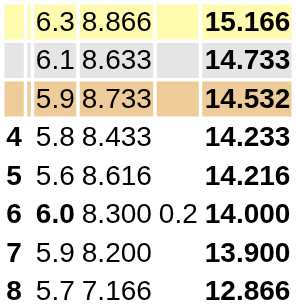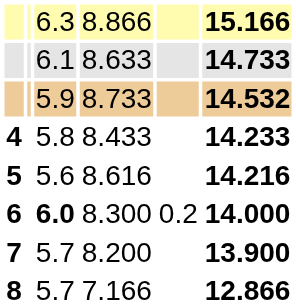(55, 252) 5.9 -> (55, 252) 5.7
